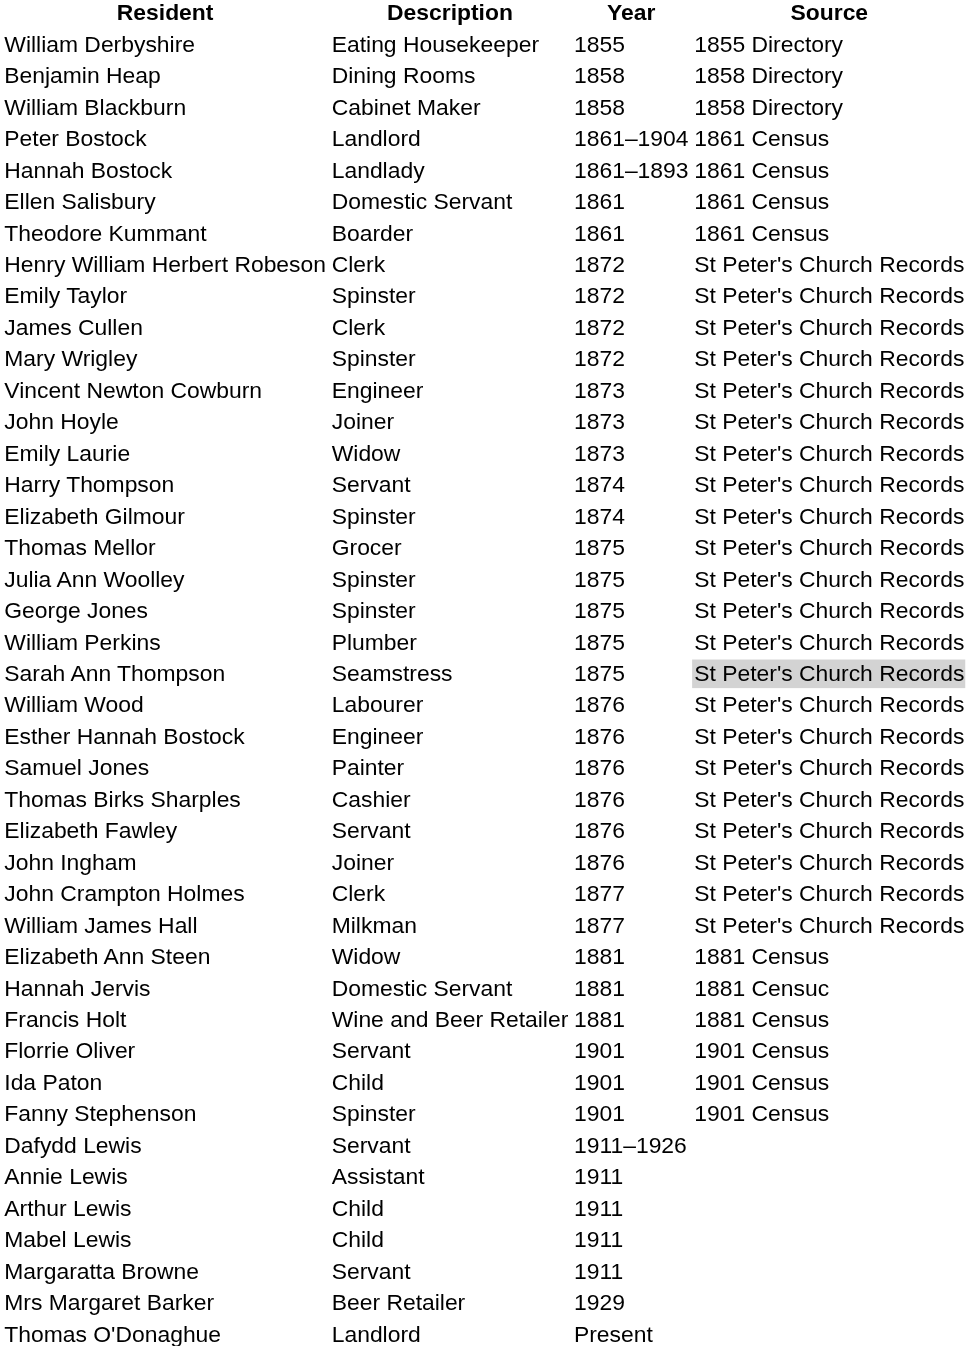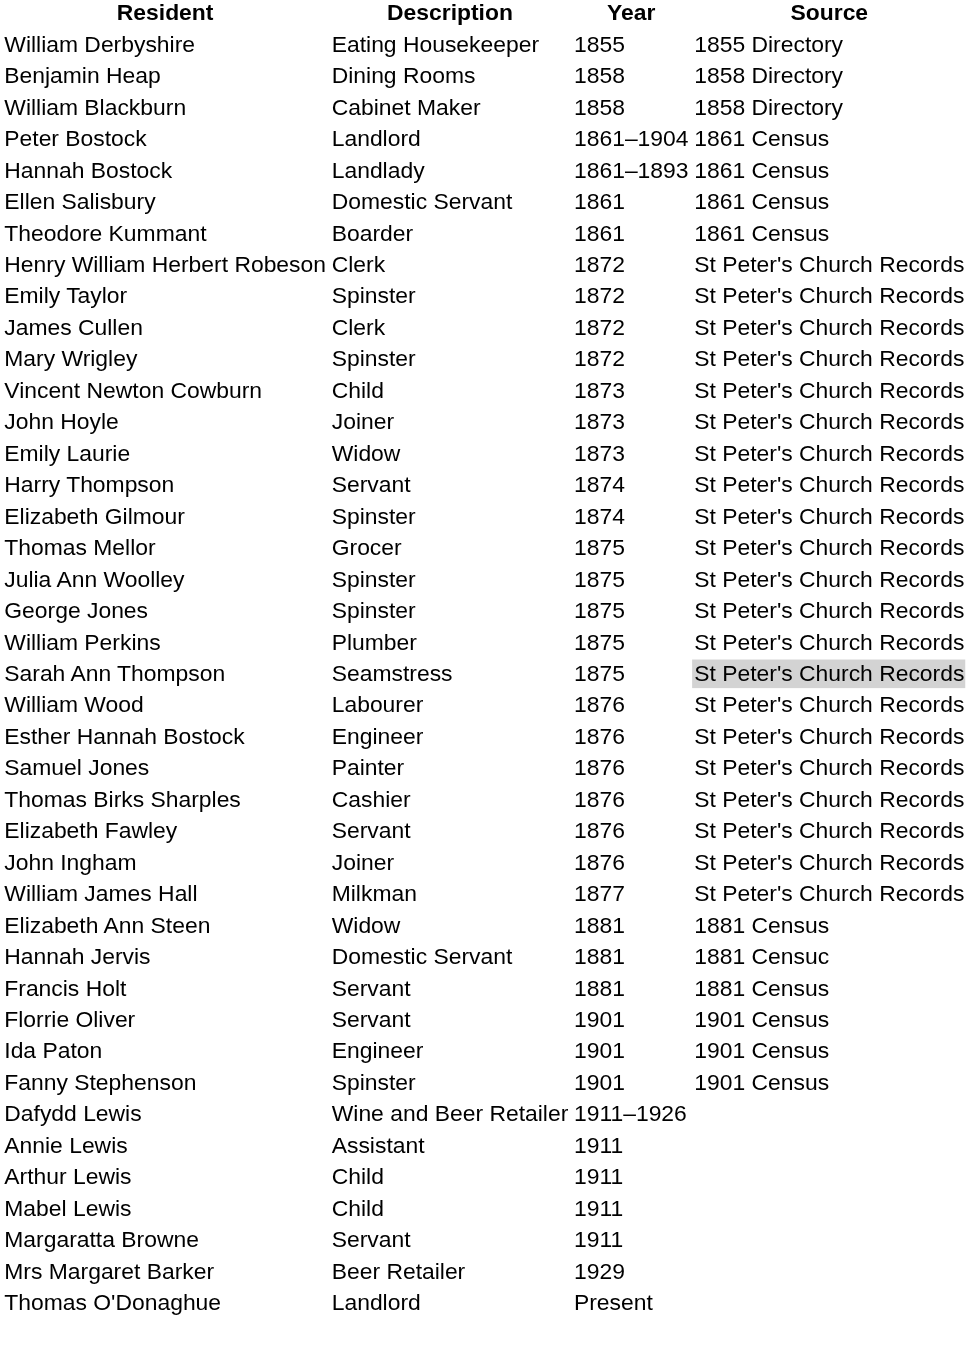(378, 390) Engineer -> (358, 390) Child
- row: (124, 893)
(450, 1019) Wine and Beer Retailer -> (371, 988) Servant
(358, 1082) Child -> (378, 1051) Engineer
(371, 1145) Servant -> (450, 1114) Wine and Beer Retailer
